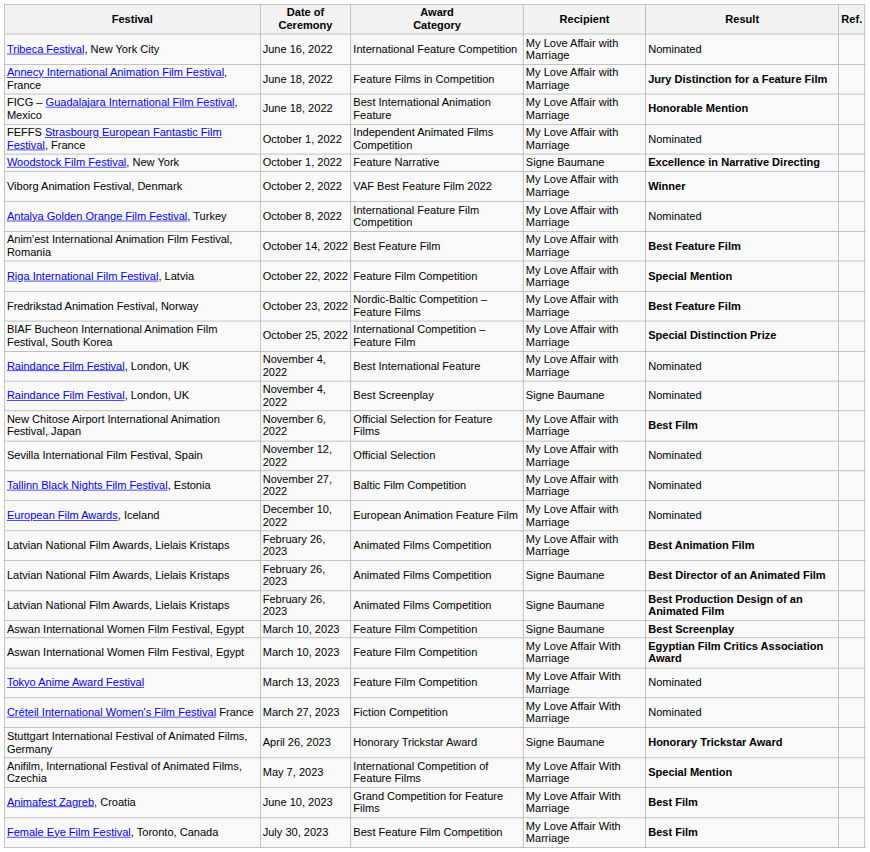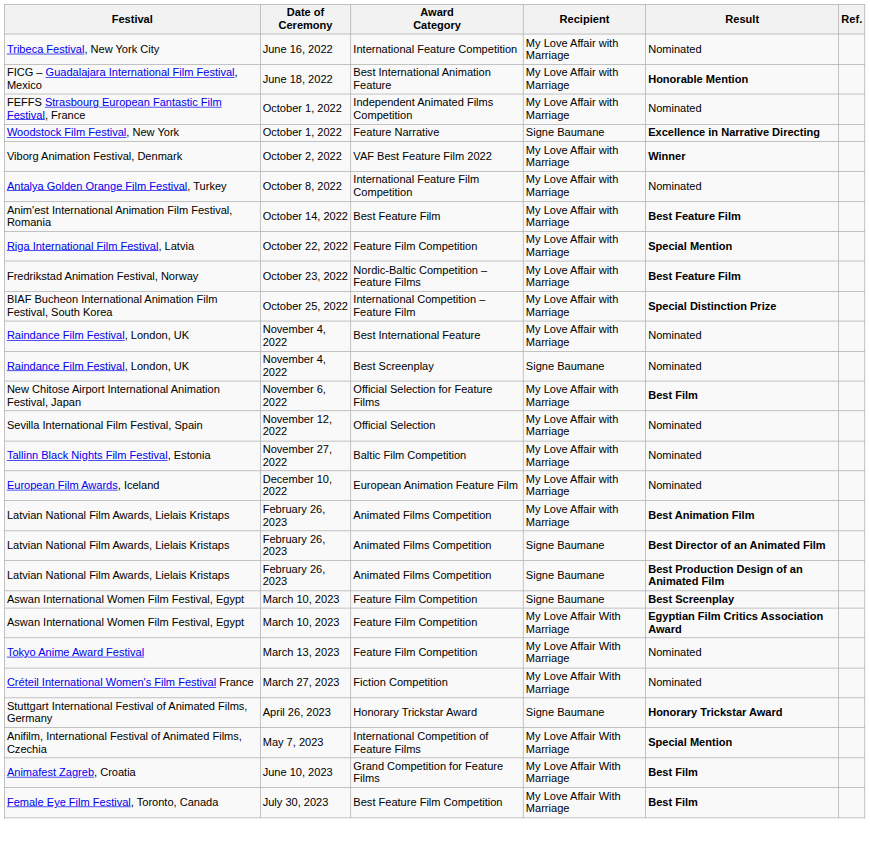- row: (117, 79)
